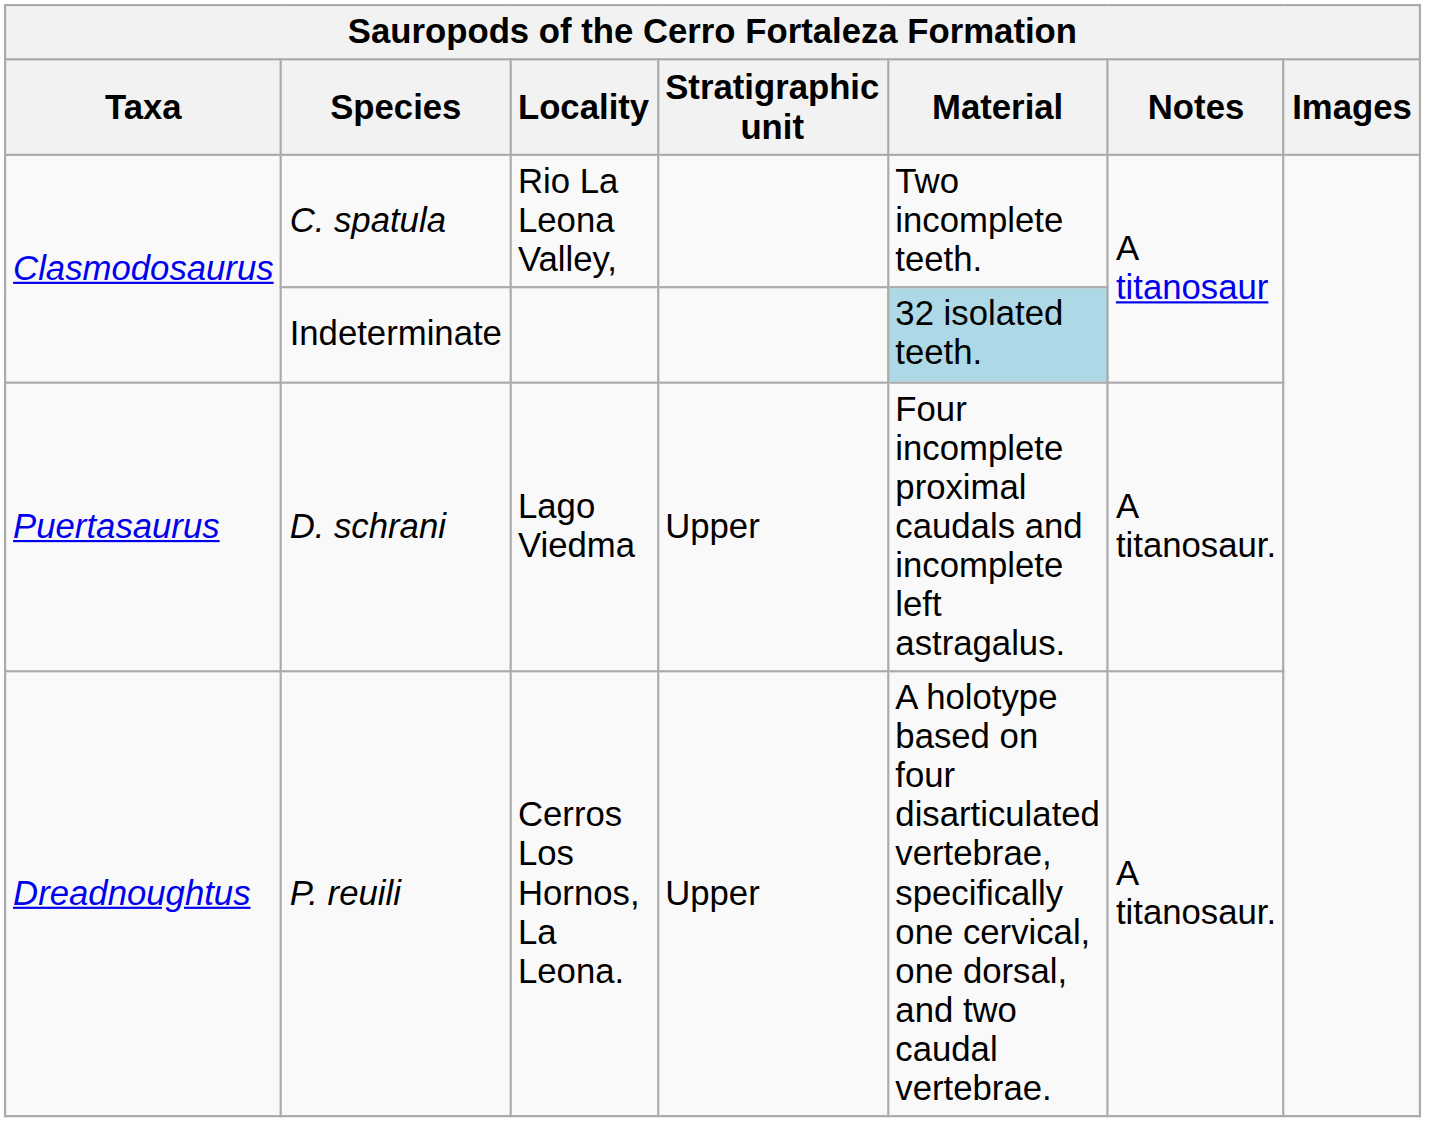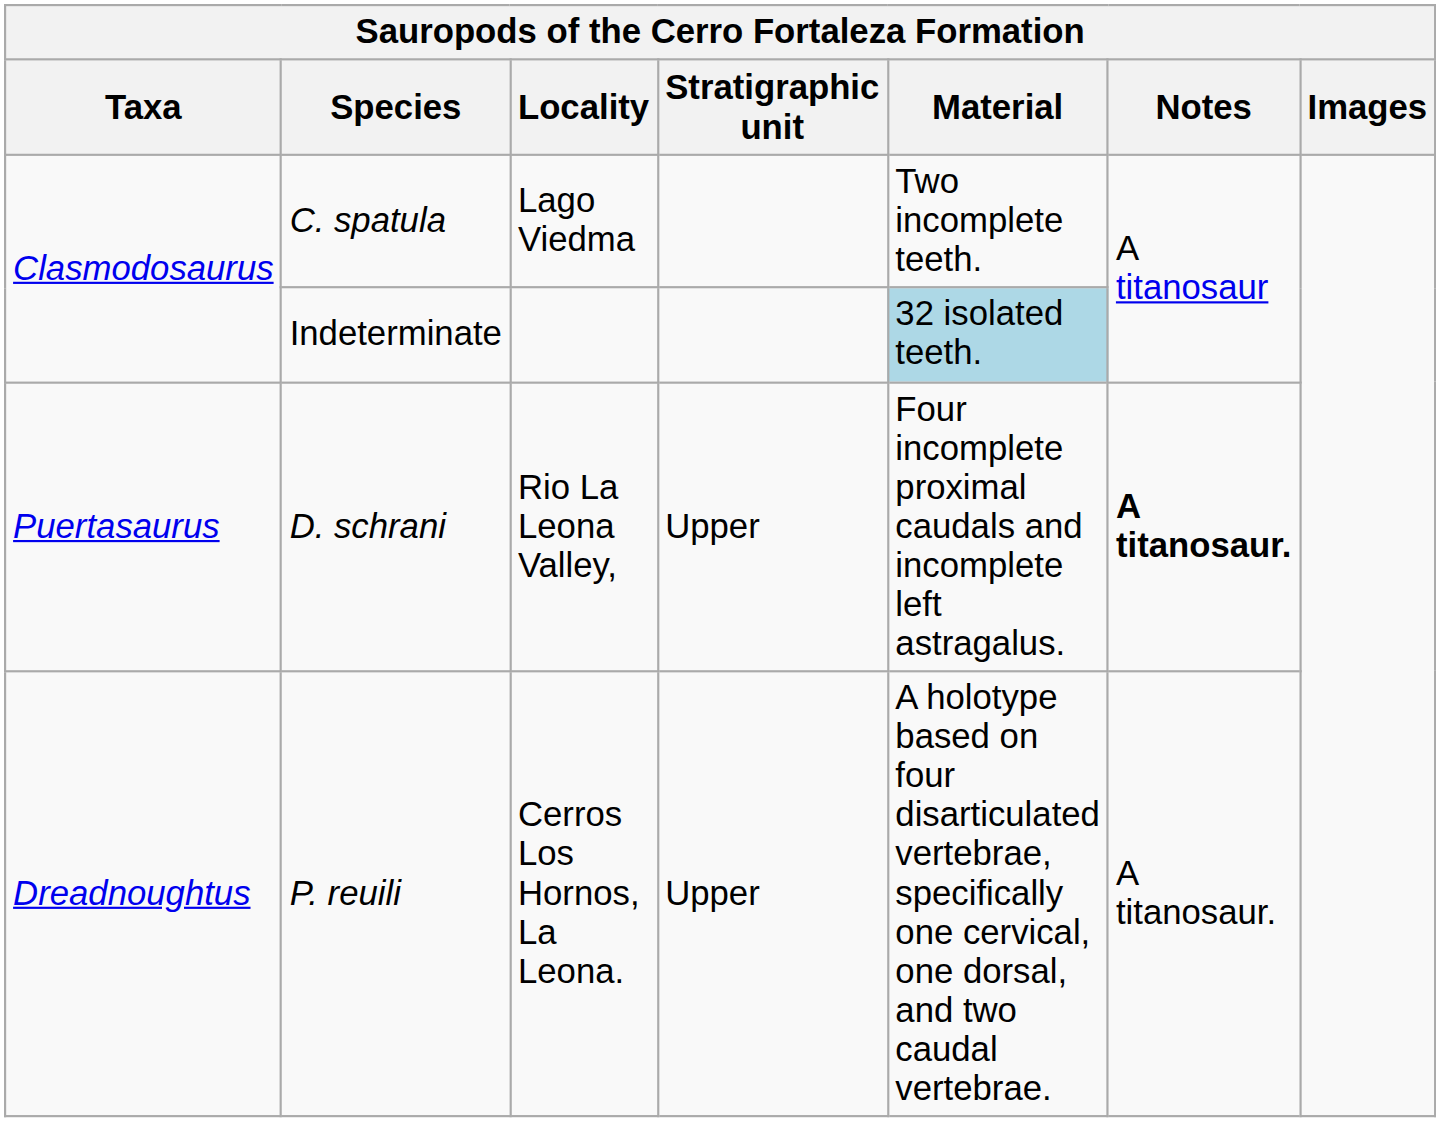(568, 220) Rio La Leona Valley, -> (577, 220) Lago Viedma
(577, 525) Lago Viedma -> (568, 525) Rio La Leona Valley,
(1196, 525) normal -> (1204, 525) bold
